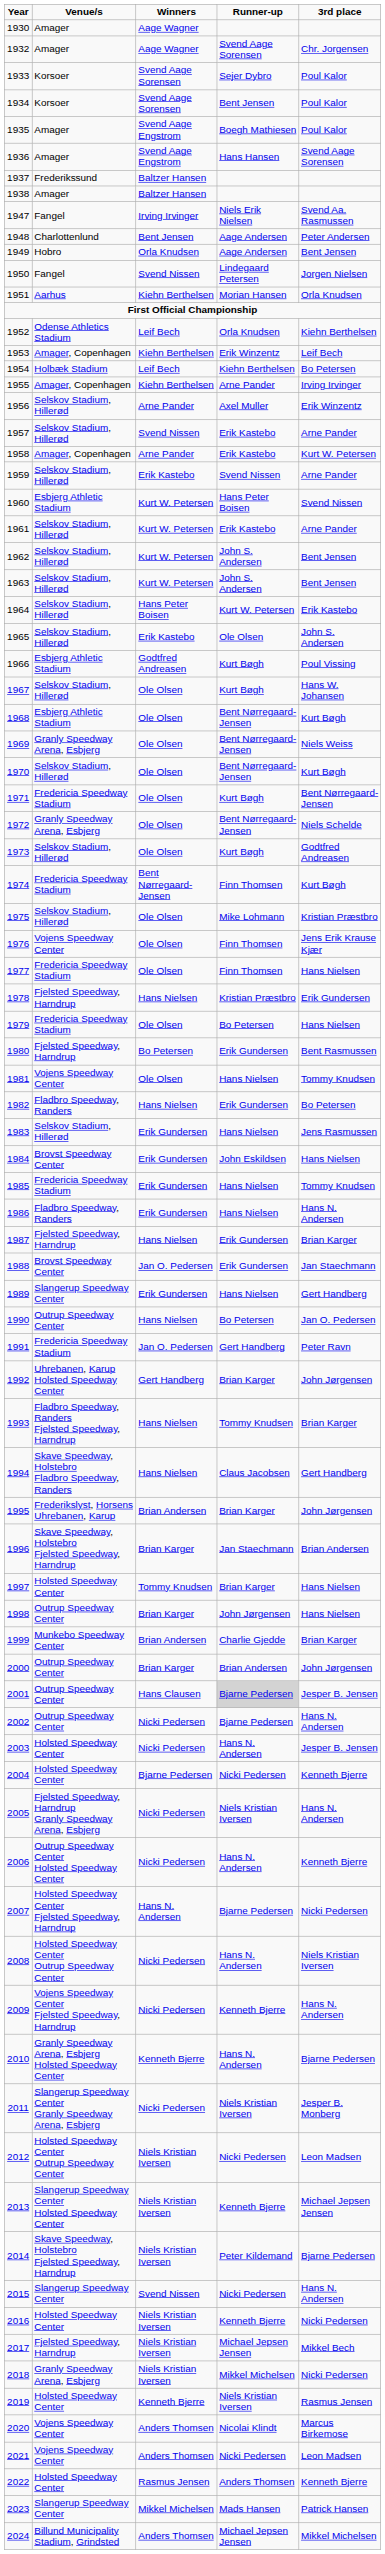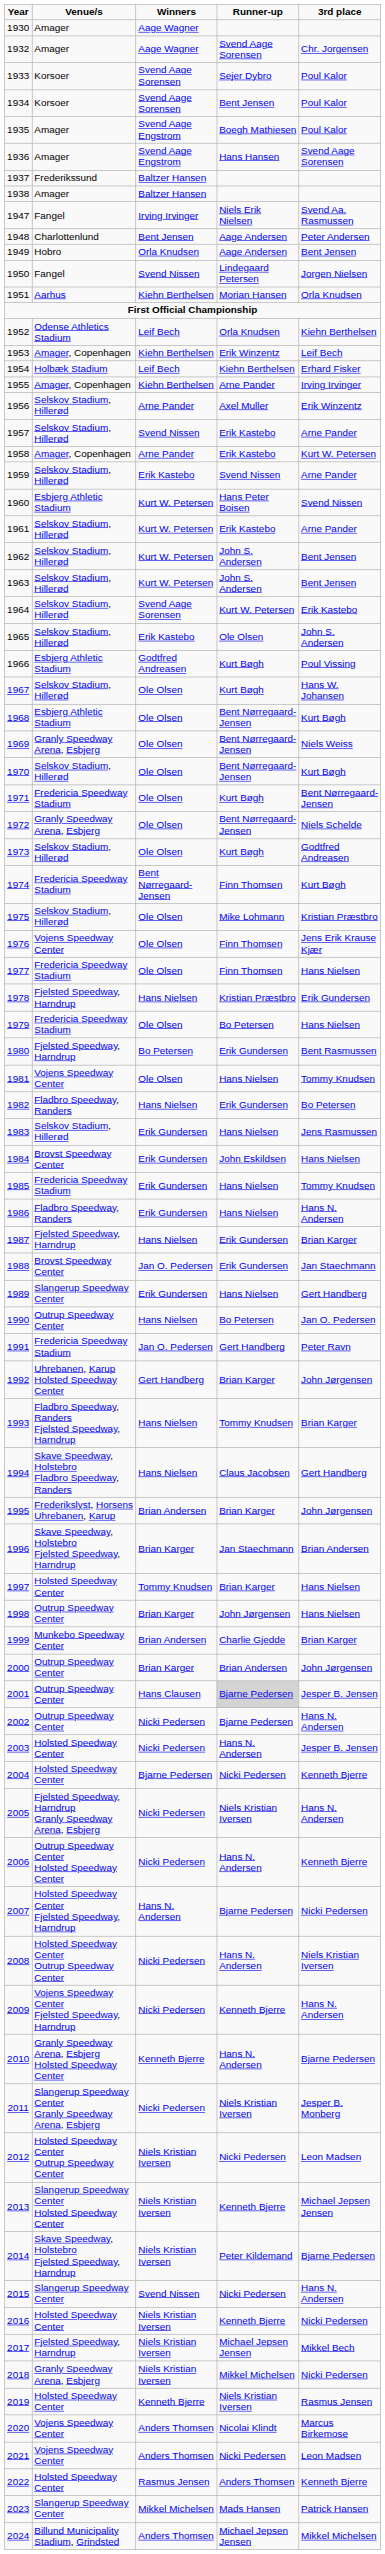(328, 369) Bo Petersen -> (331, 369) Erhard Fisker
(163, 610) Hans Peter Boisen -> (165, 610) Svend Aage Sorensen
